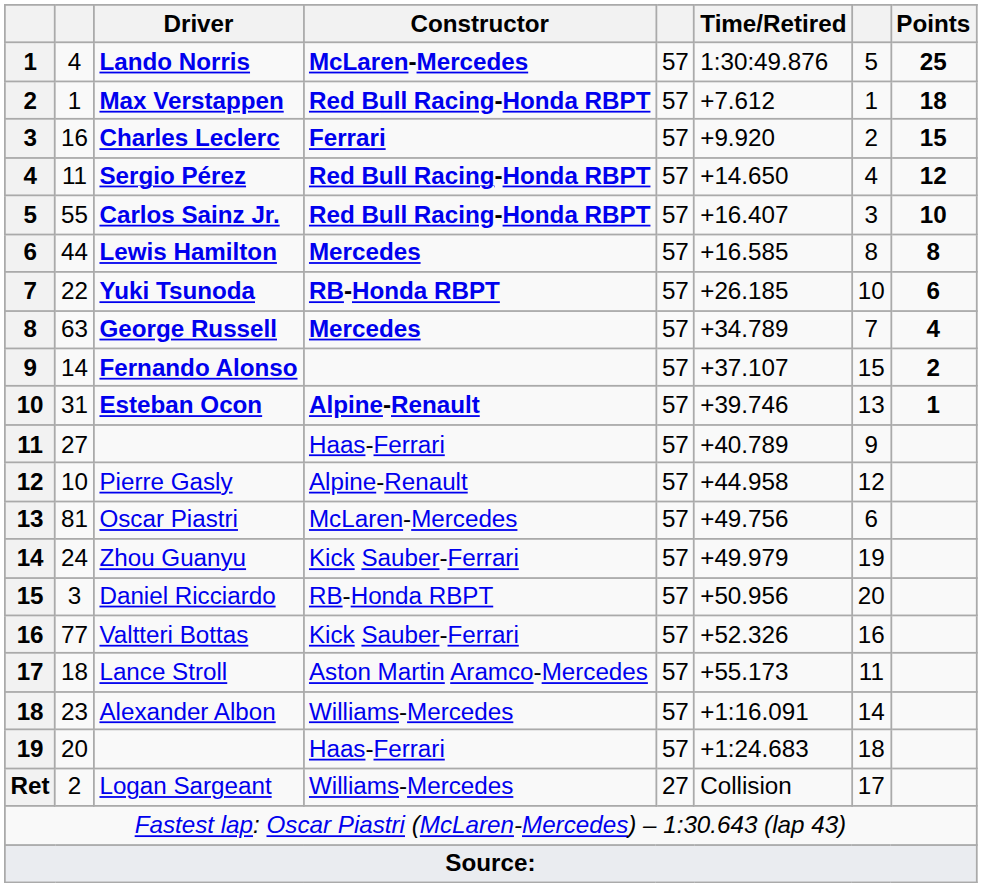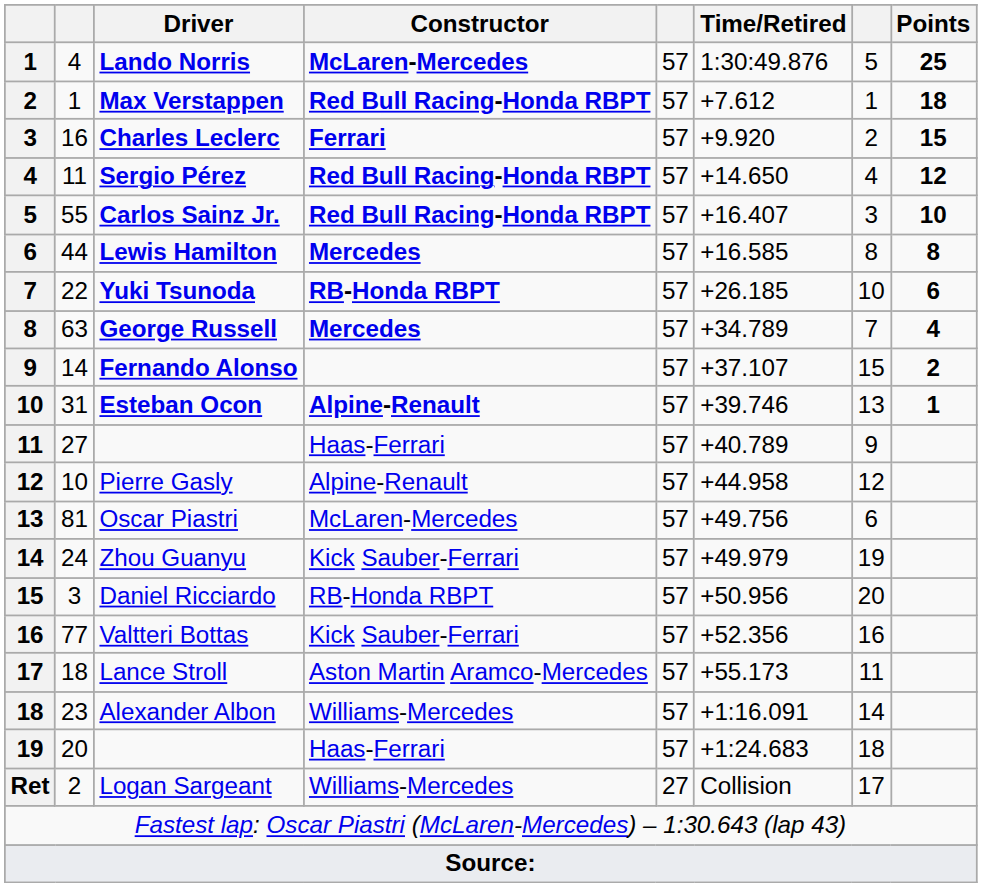(744, 634) +52.326 -> (744, 634) +52.356
